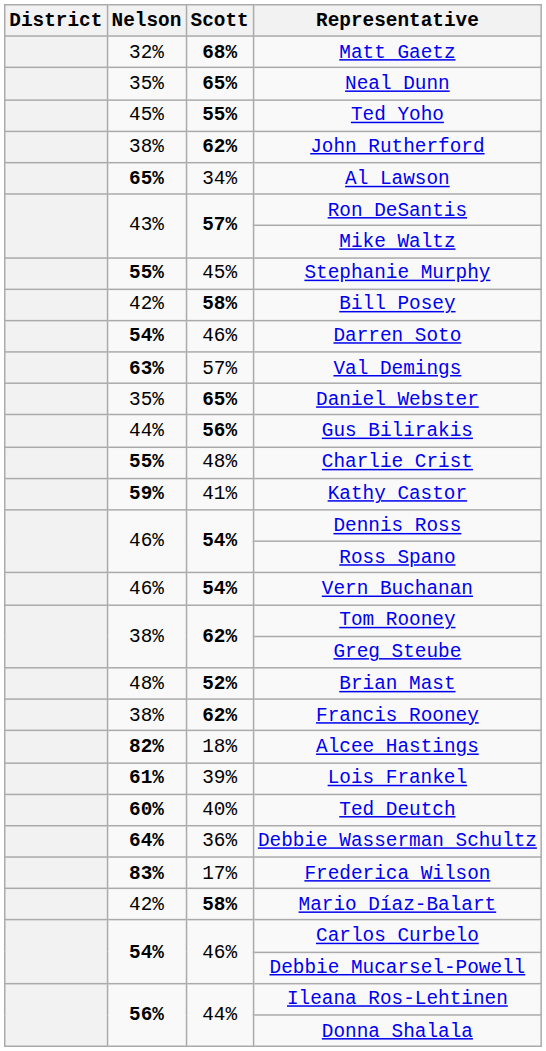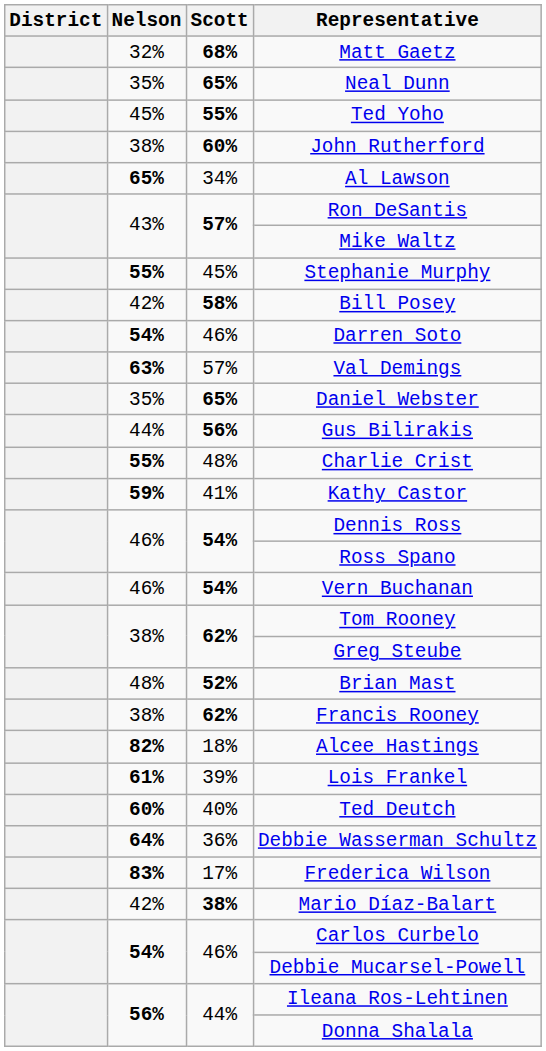(220, 147) 62% -> (220, 147) 60%
(220, 904) 58% -> (220, 904) 38%
